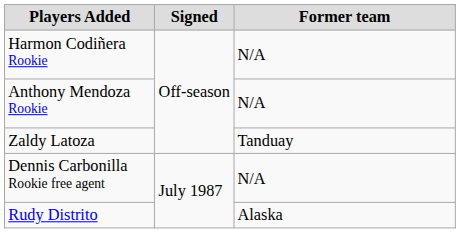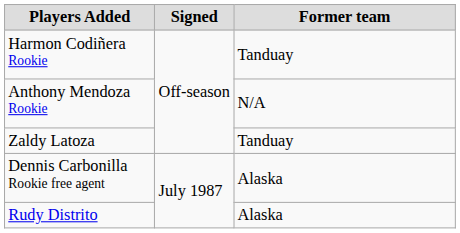(252, 54) N/A -> (265, 54) Tanduay
(252, 177) N/A -> (260, 177) Alaska
